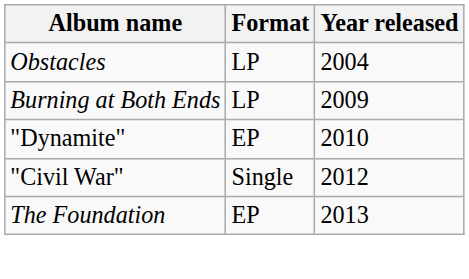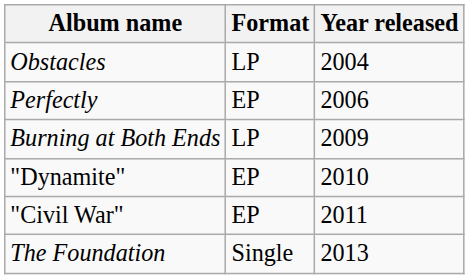+ row: (54, 100)
(262, 176) Single -> (246, 215) EP
(345, 176) 2012 -> (344, 215) 2011
(246, 215) EP -> (262, 253) Single
